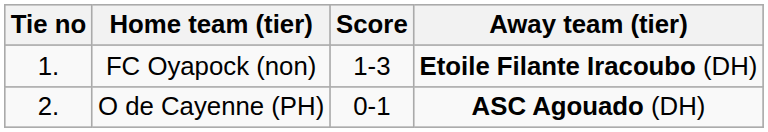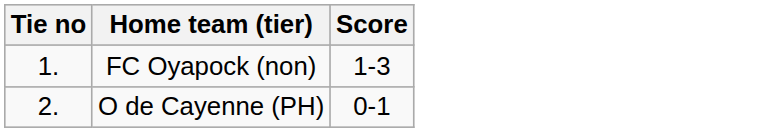- column: (588, 24)
